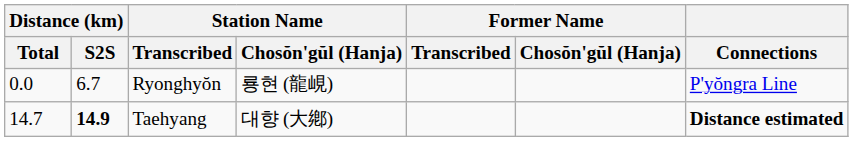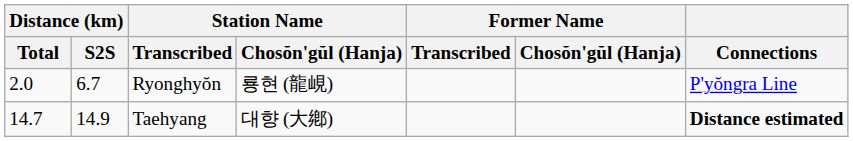(21, 85) 0.0 -> (21, 85) 2.0
(93, 119) bold -> (93, 119) normal
